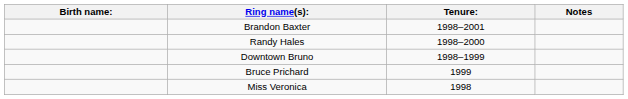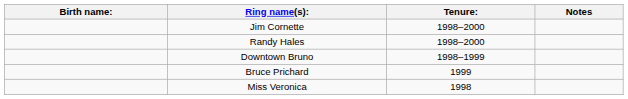- row: (277, 26)
+ row: (277, 26)
